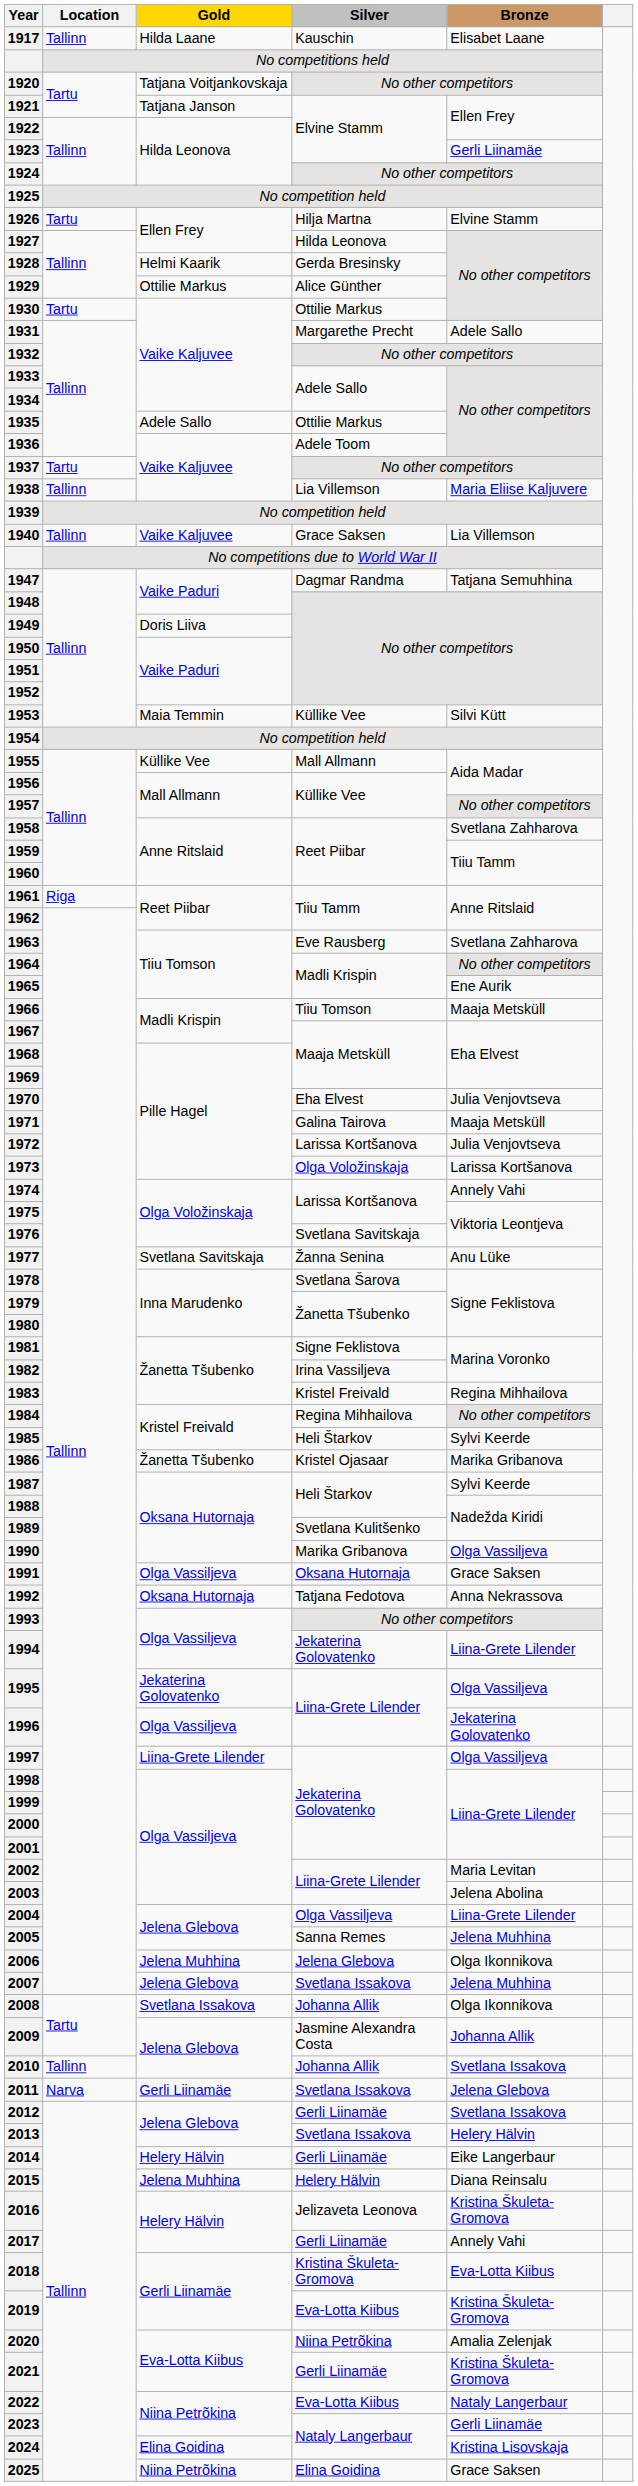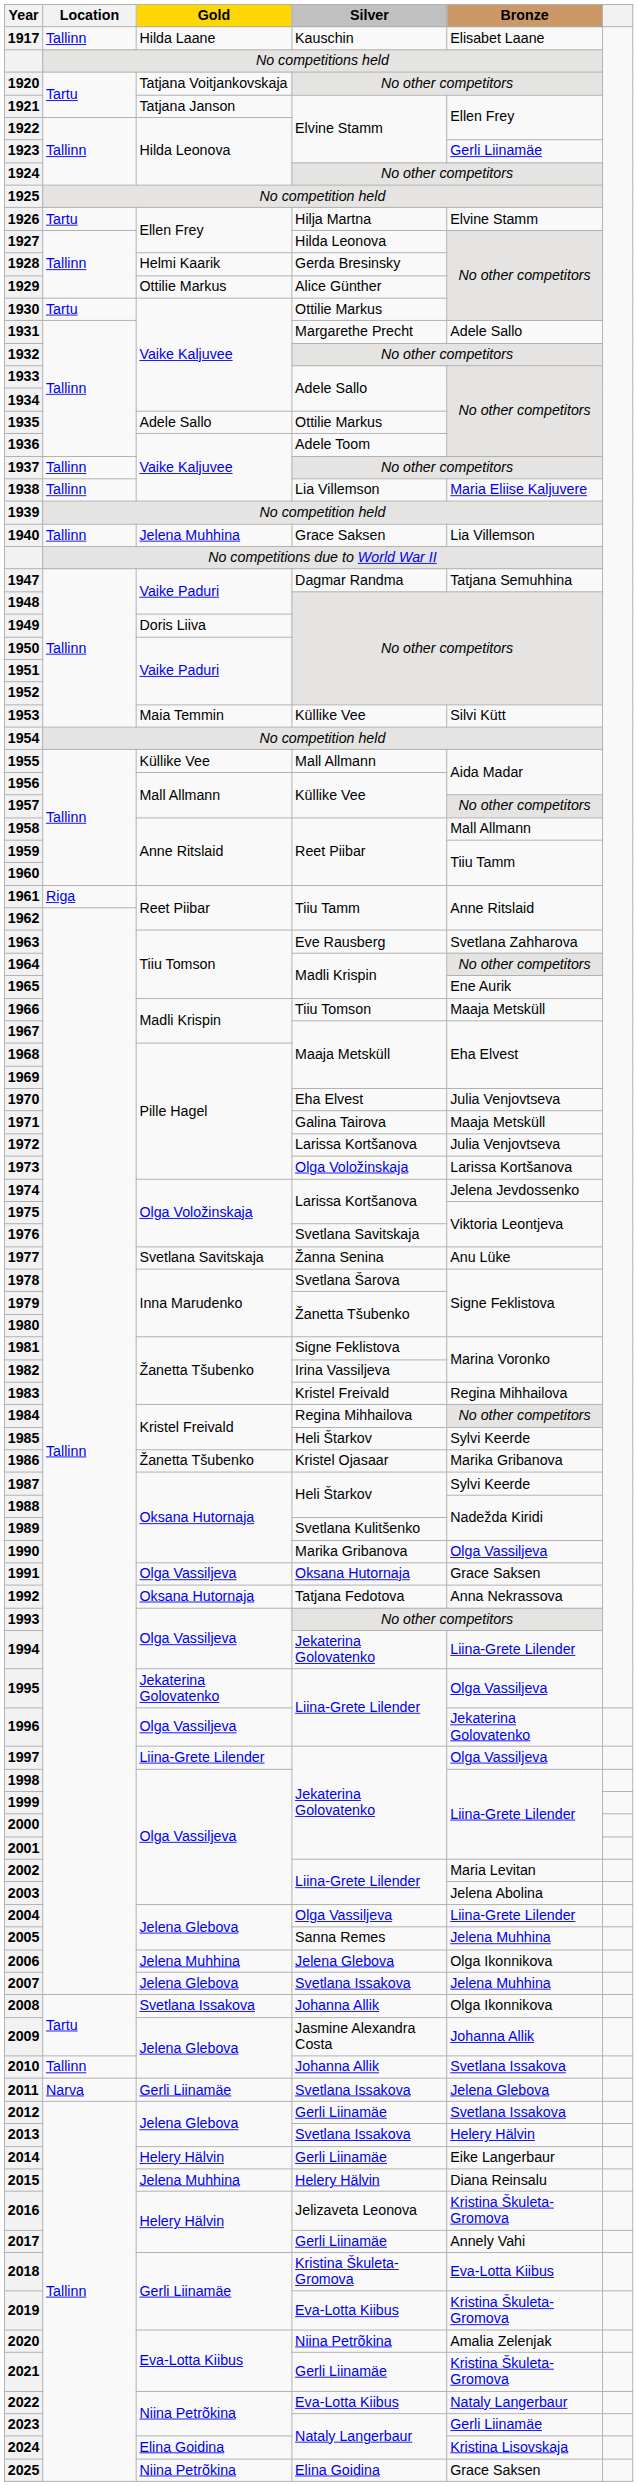(62, 467) Tartu -> (66, 467) Tallinn
(186, 535) Vaike Kaljuvee -> (190, 535) Jelena Muhhina
(514, 828) Svetlana Zahharova -> (491, 828) Mall Allmann
(488, 1190) Annely Vahi -> (515, 1190) Jelena Jevdossenko
